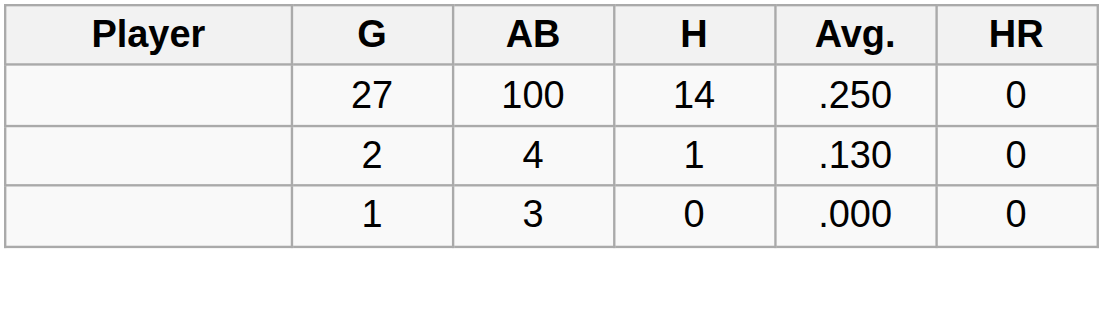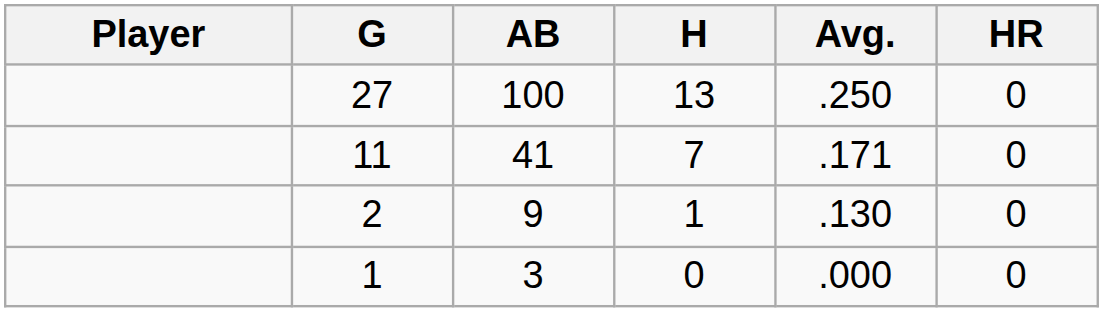(694, 94) 14 -> (694, 94) 13
+ row: (372, 154)
(533, 154) 4 -> (533, 214) 9
